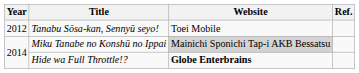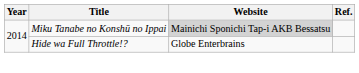- row: (95, 28)
(211, 60) bold -> (208, 44) normal
